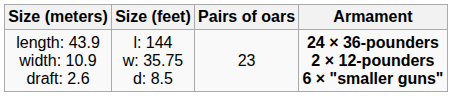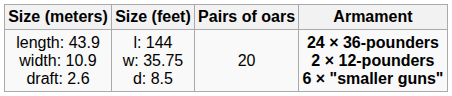(247, 60) 23 -> (247, 60) 20
